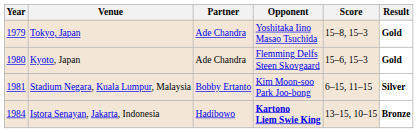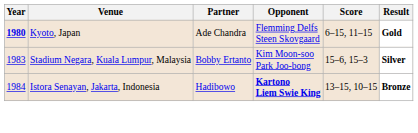- row: (55, 34)
(16, 60) normal -> (16, 34) bold
(346, 60) 15–6, 15–3 -> (349, 34) 6–15, 11–15
(16, 87) 1981 -> (16, 60) 1983
(349, 87) 6–15, 11–15 -> (346, 60) 15–6, 15–3
